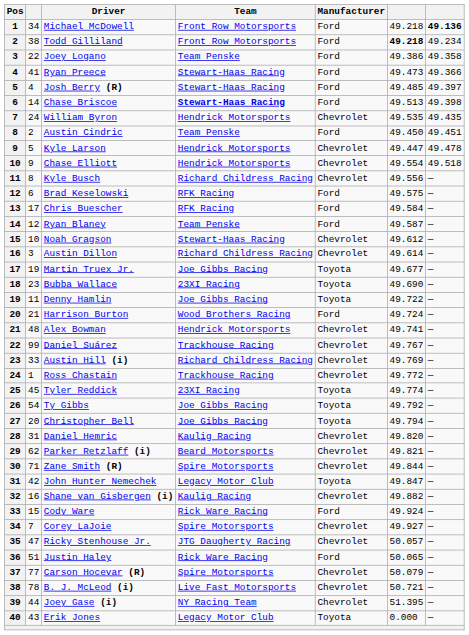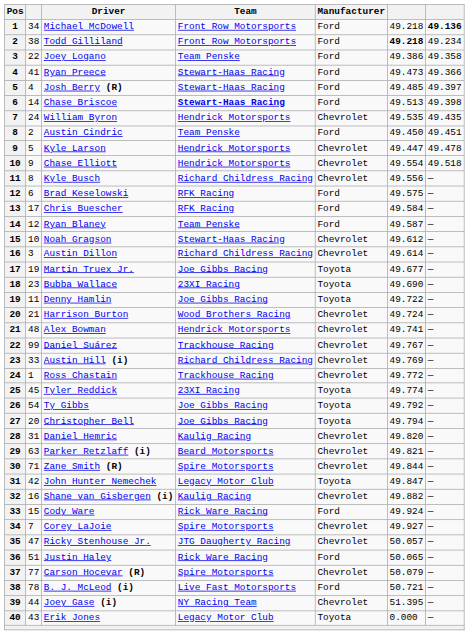(329, 315) Ford -> (343, 315) Chevrolet
(34, 452) 62 -> (34, 452) 63
(343, 588) Chevrolet -> (329, 588) Ford
